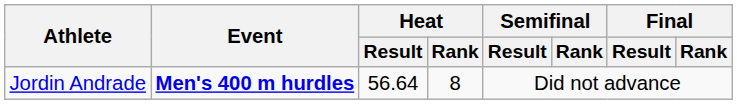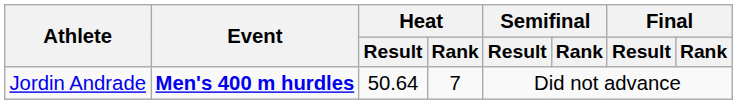(393, 83) 56.64 -> (393, 83) 50.64
(455, 83) 8 -> (455, 83) 7
